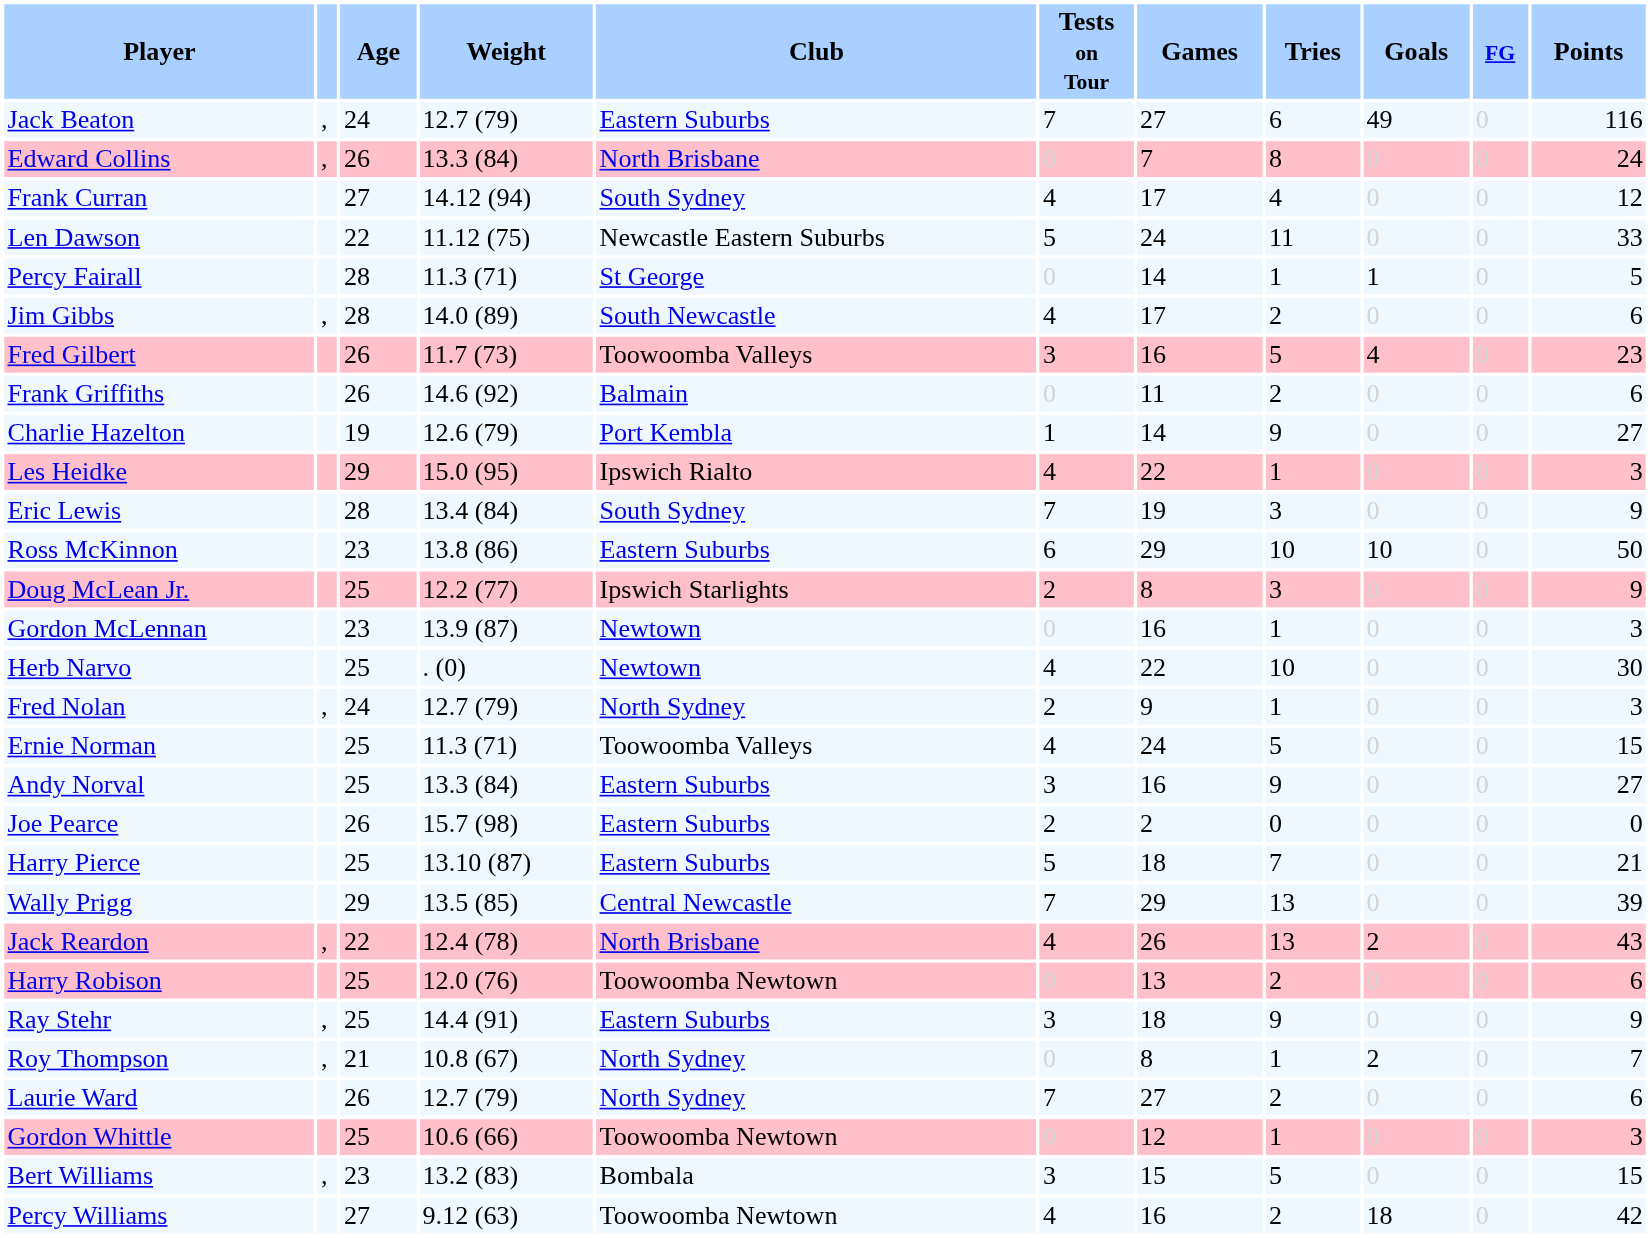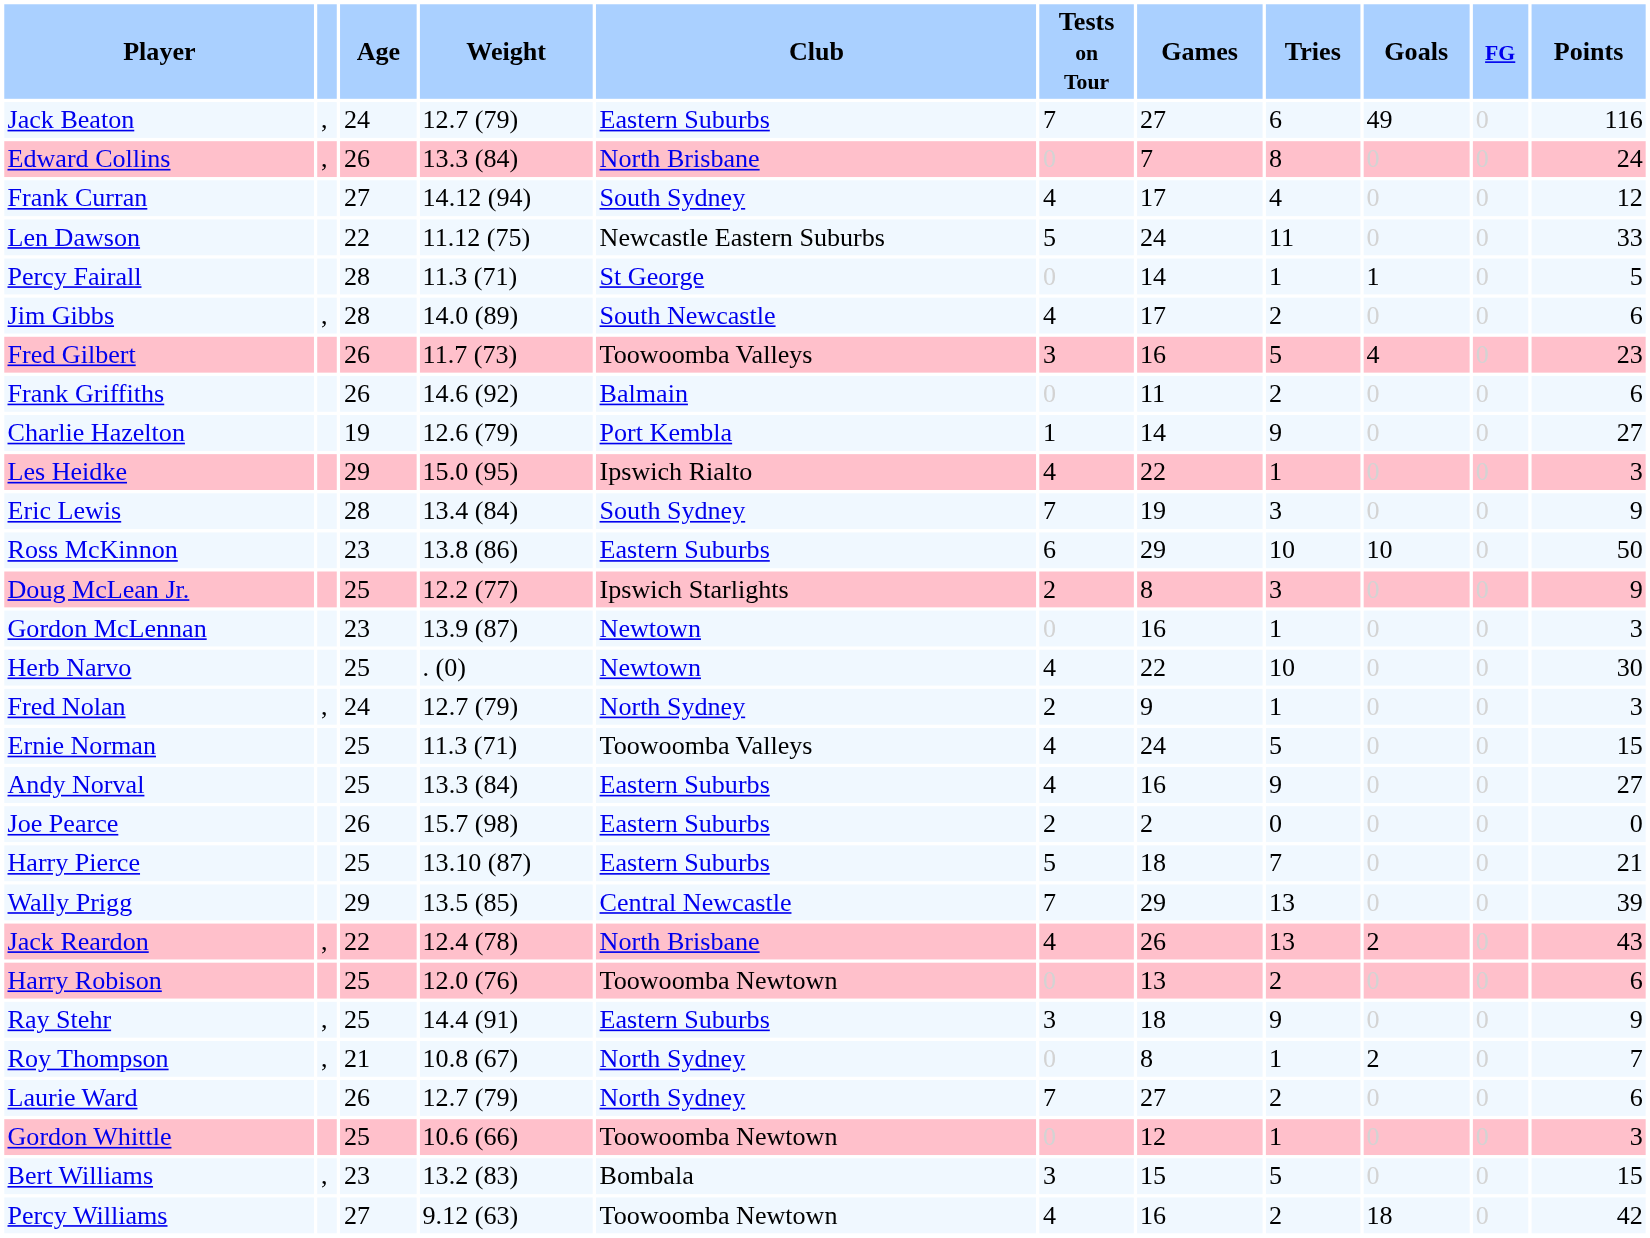(1050, 784) 3 -> (1050, 784) 4
